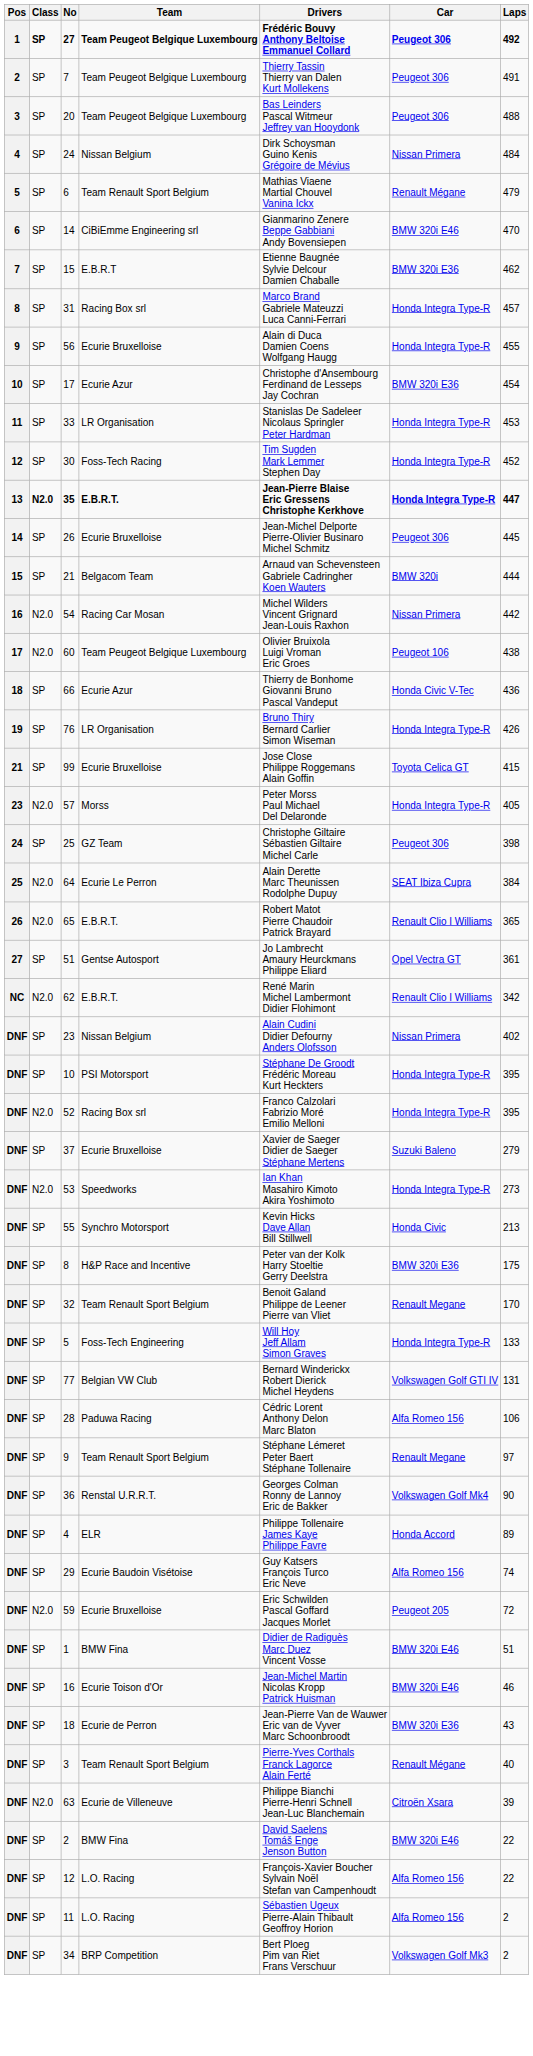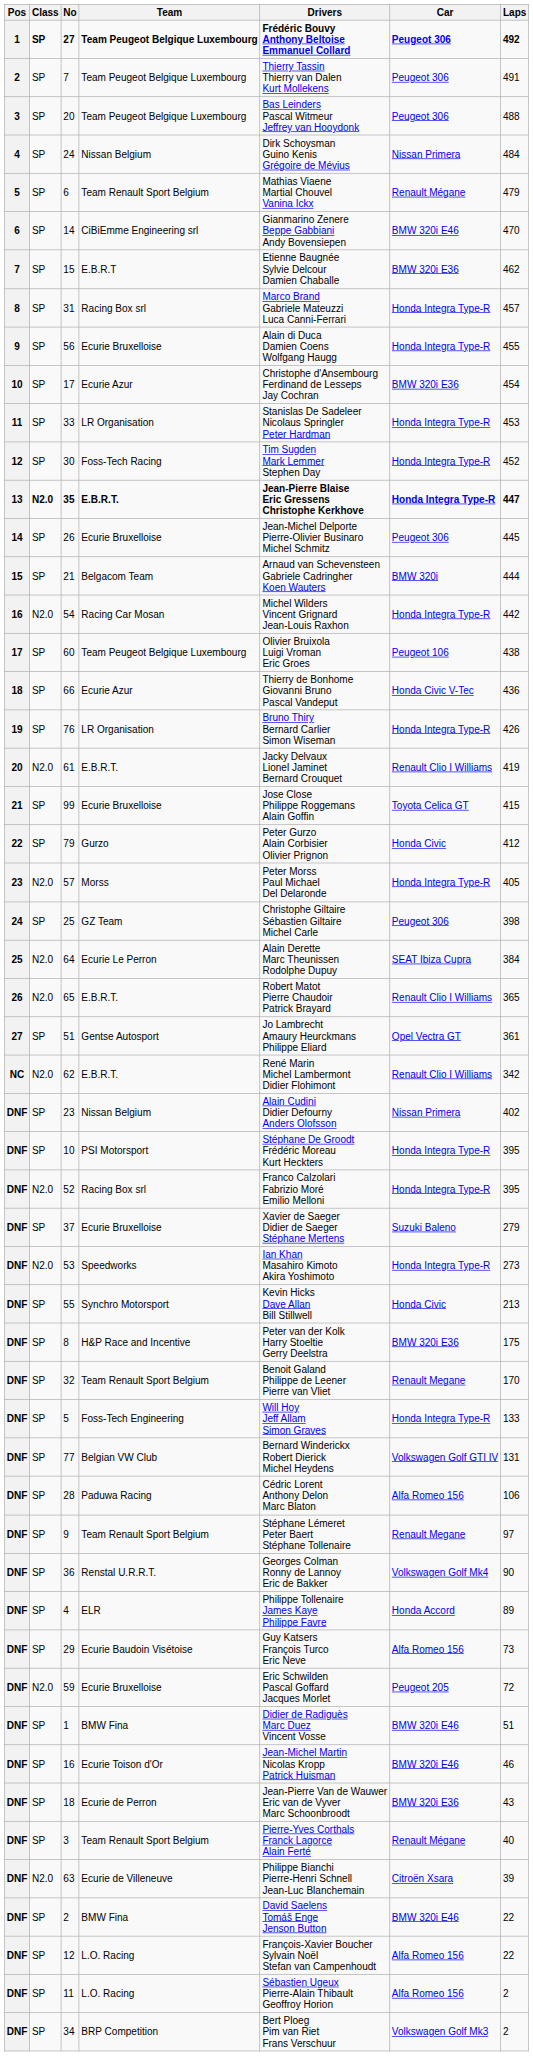(426, 614) Nissan Primera -> (441, 614) Honda Integra Type-R
(43, 653) N2.0 -> (39, 653) SP
+ row: (69, 768)
+ row: (69, 844)
(509, 1572) 74 -> (509, 1649) 73
